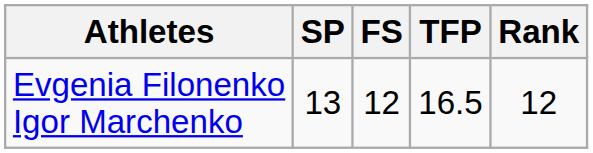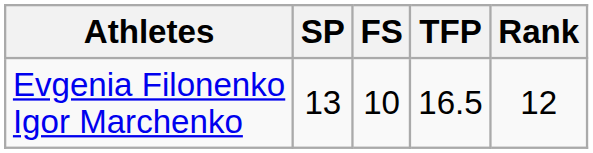(382, 102) 12 -> (382, 102) 10
